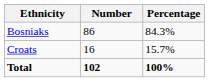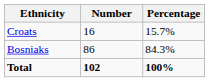rows swapped: (28, 31) <-> (22, 49)
